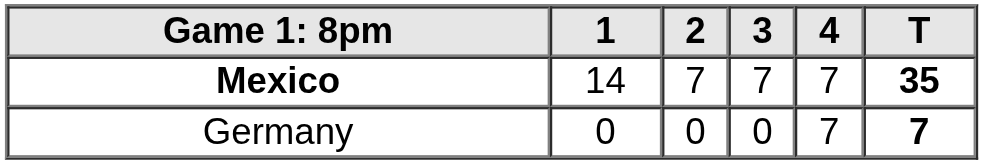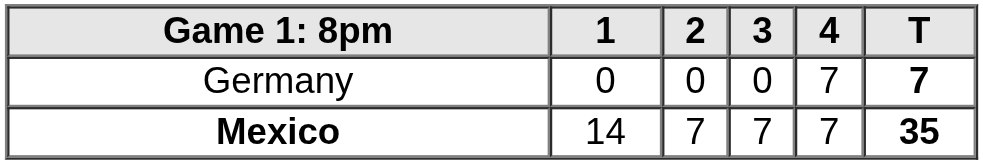rows swapped: (278, 81) <-> (278, 131)
